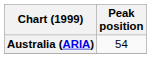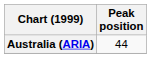(121, 44) 54 -> (121, 44) 44
